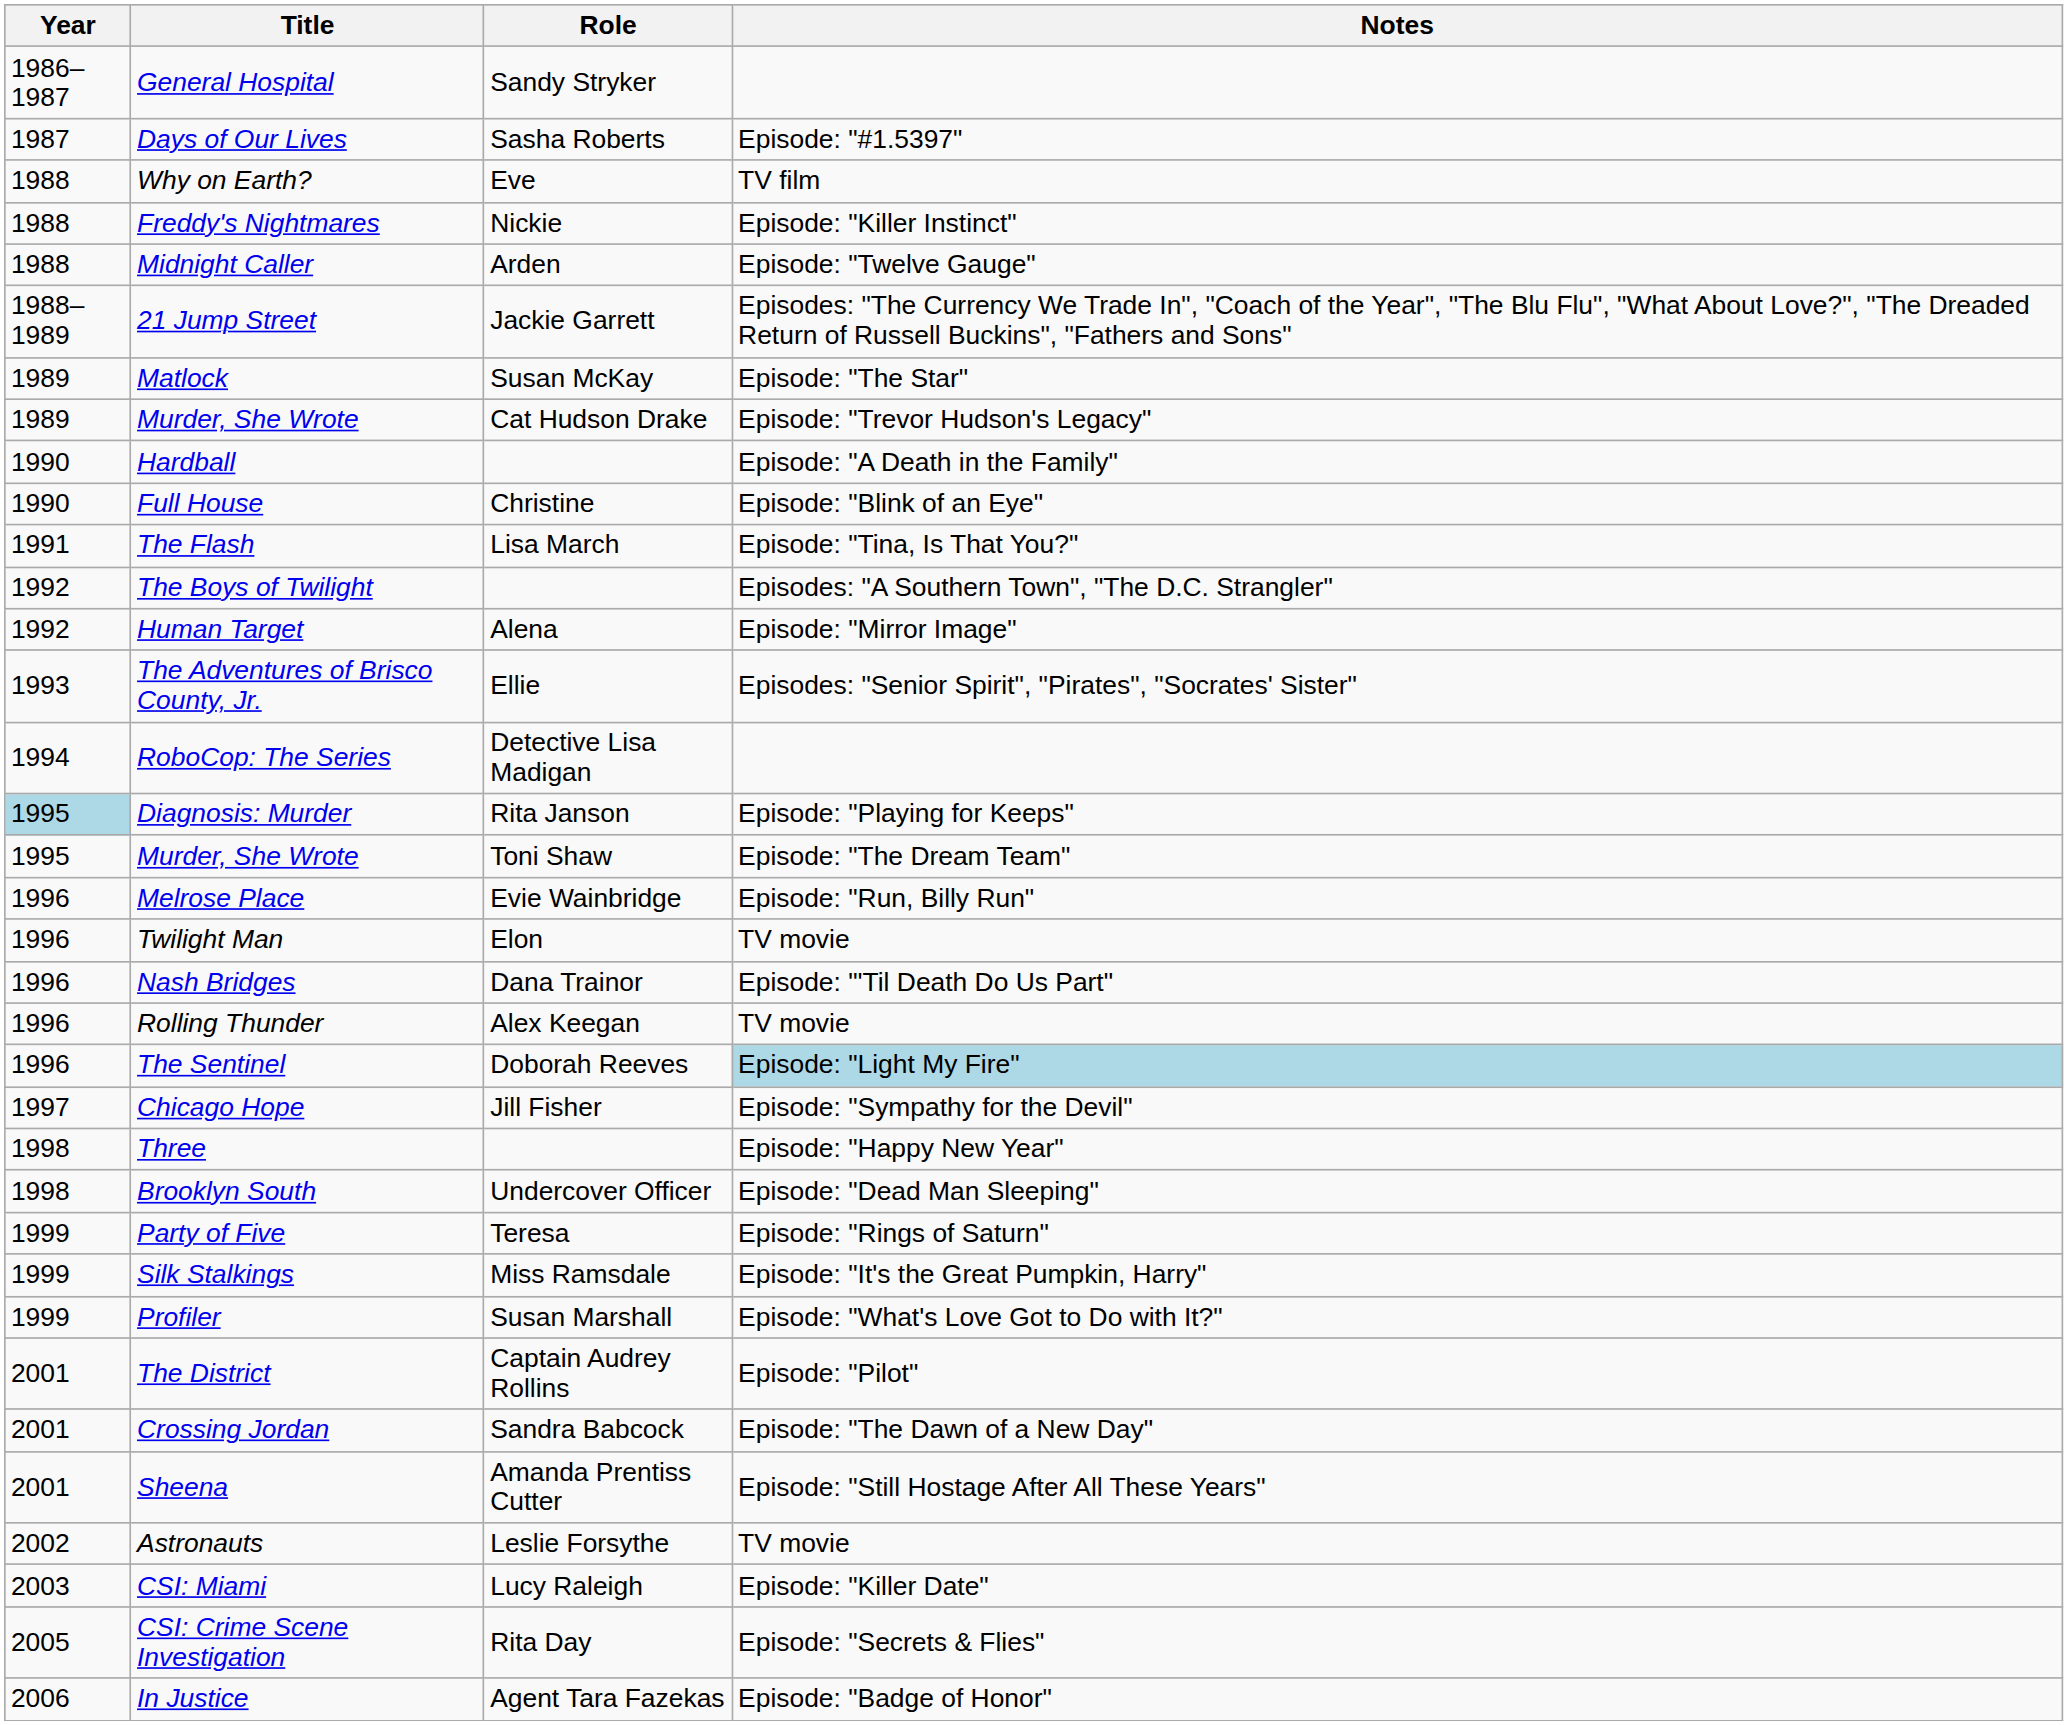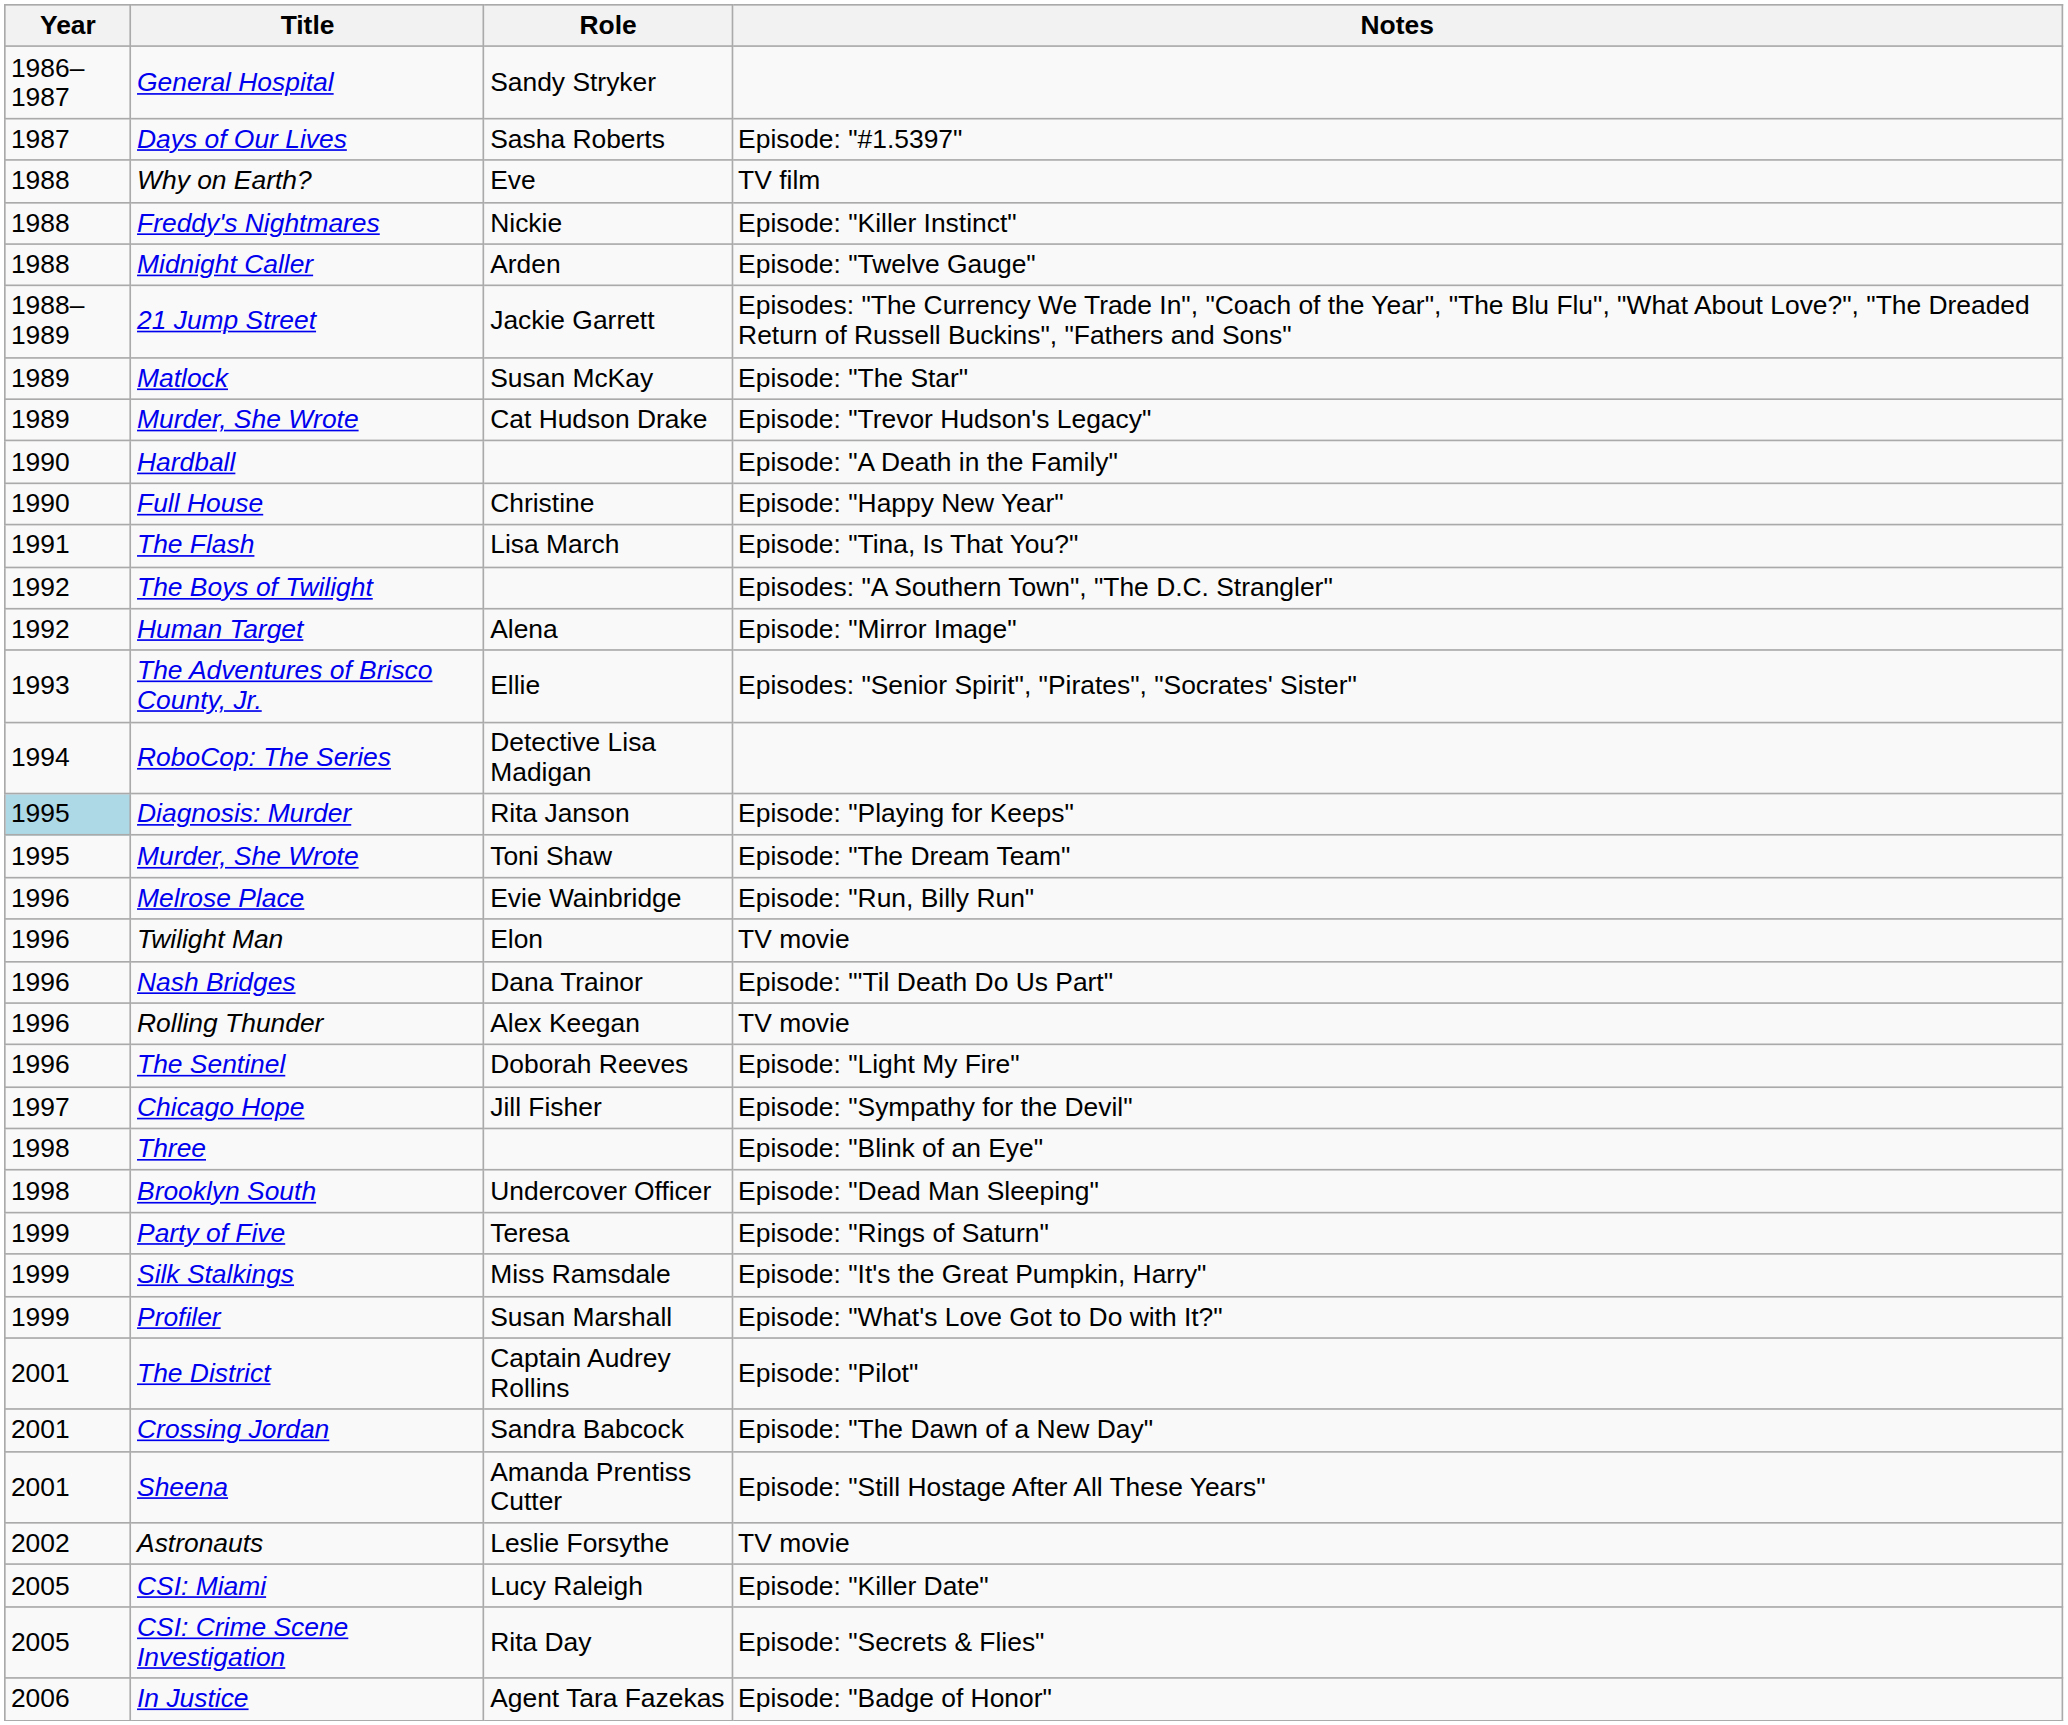(891, 503) Episode: "Blink of an Eye" -> (901, 503) Episode: "Happy New Year"
(879, 1065) lightblue background -> (879, 1065) no background
(901, 1149) Episode: "Happy New Year" -> (891, 1149) Episode: "Blink of an Eye"
(40, 1585) 2003 -> (40, 1585) 2005
